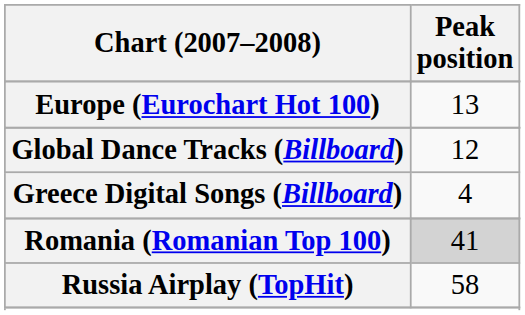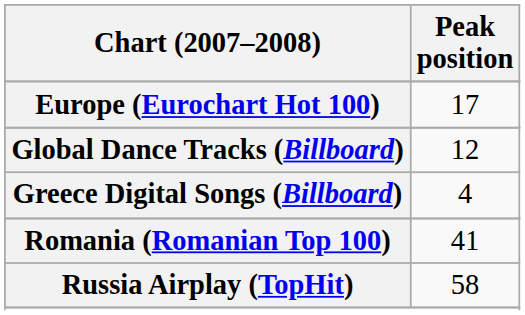(465, 104) 13 -> (465, 104) 17
(465, 239) lightgrey background -> (465, 239) no background
